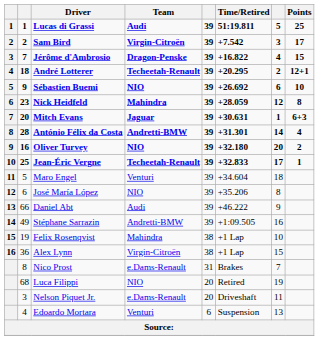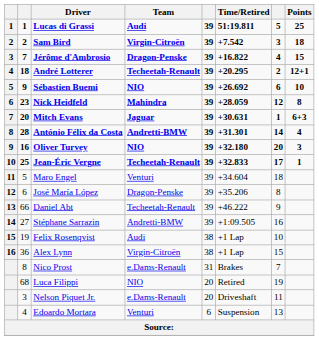(299, 41) 17 -> (299, 41) 18
(299, 146) 2 -> (299, 146) 3
(135, 192) NIO -> (155, 192) Dragon-Penske
(136, 207) Audi -> (161, 207) Techeetah-Renault
(24, 222) 49 -> (24, 222) 27
(145, 237) Mahindra -> (136, 237) Audi
